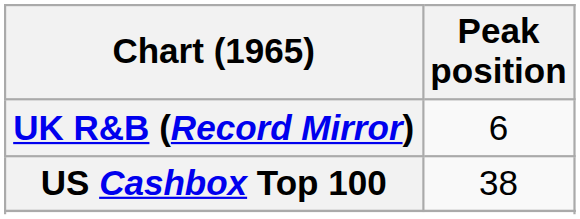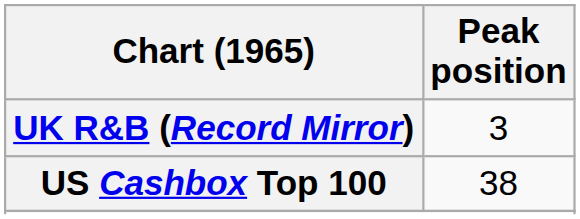(498, 127) 6 -> (498, 127) 3
